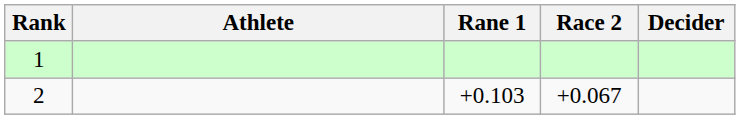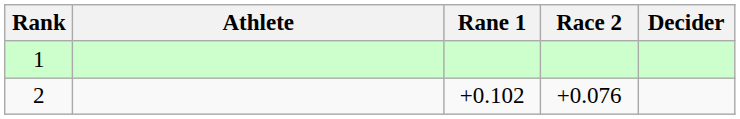(492, 95) +0.103 -> (492, 95) +0.102
(589, 95) +0.067 -> (589, 95) +0.076
